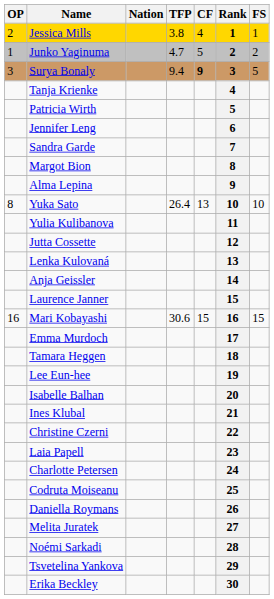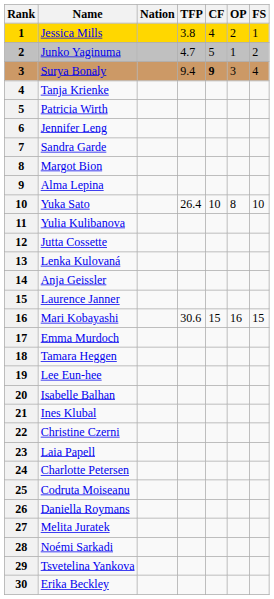columns swapped: (233, 14) <-> (15, 14)
(255, 71) 5 -> (255, 71) 4
(203, 204) 13 -> (214, 204) 10
